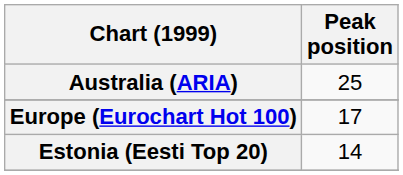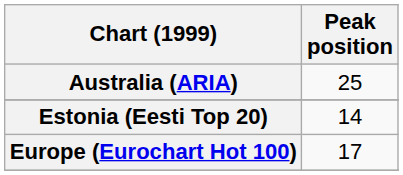rows swapped: (153, 151) <-> (153, 116)
